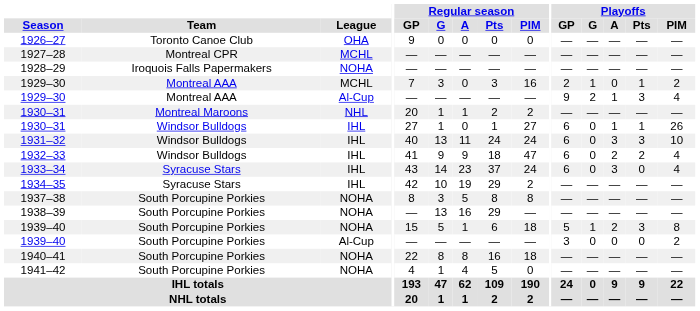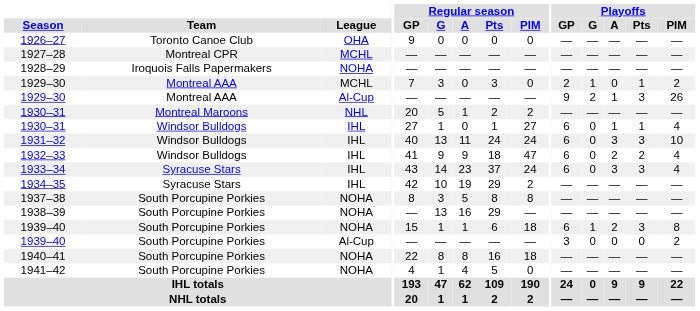(530, 83) 16 -> (530, 83) 0
(677, 97) 4 -> (677, 97) 26
(441, 112) 1 -> (441, 112) 5
(677, 126) 26 -> (677, 126) 4
(642, 169) 0 -> (642, 169) 3
(441, 227) 5 -> (441, 227) 1
(566, 227) 5 -> (566, 227) 6
